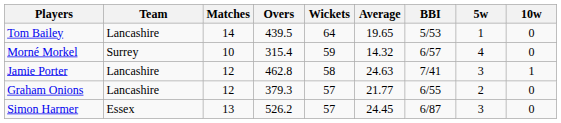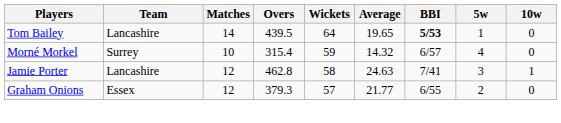(430, 33) normal -> (430, 33) bold
(133, 90) Lancashire -> (120, 90) Essex
- row: (43, 109)
